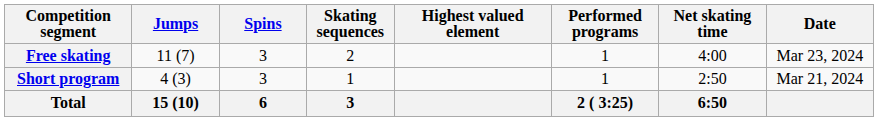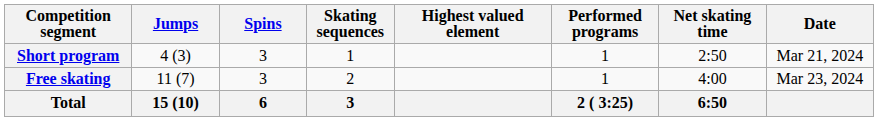rows swapped: (68, 78) <-> (68, 55)
